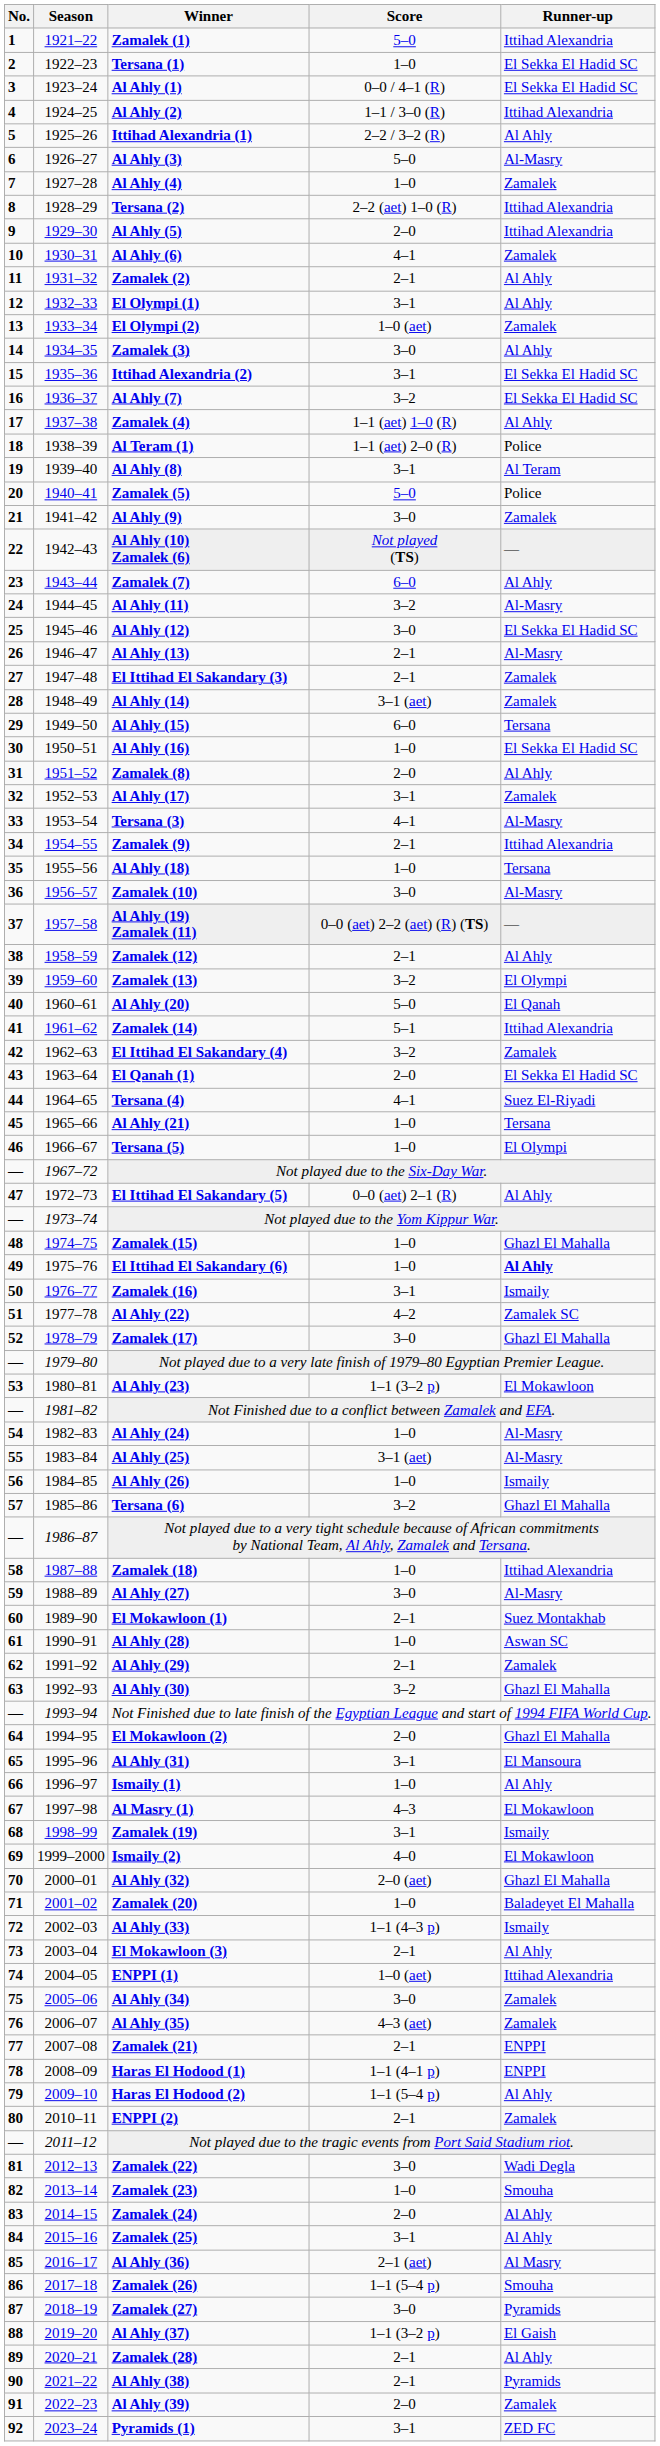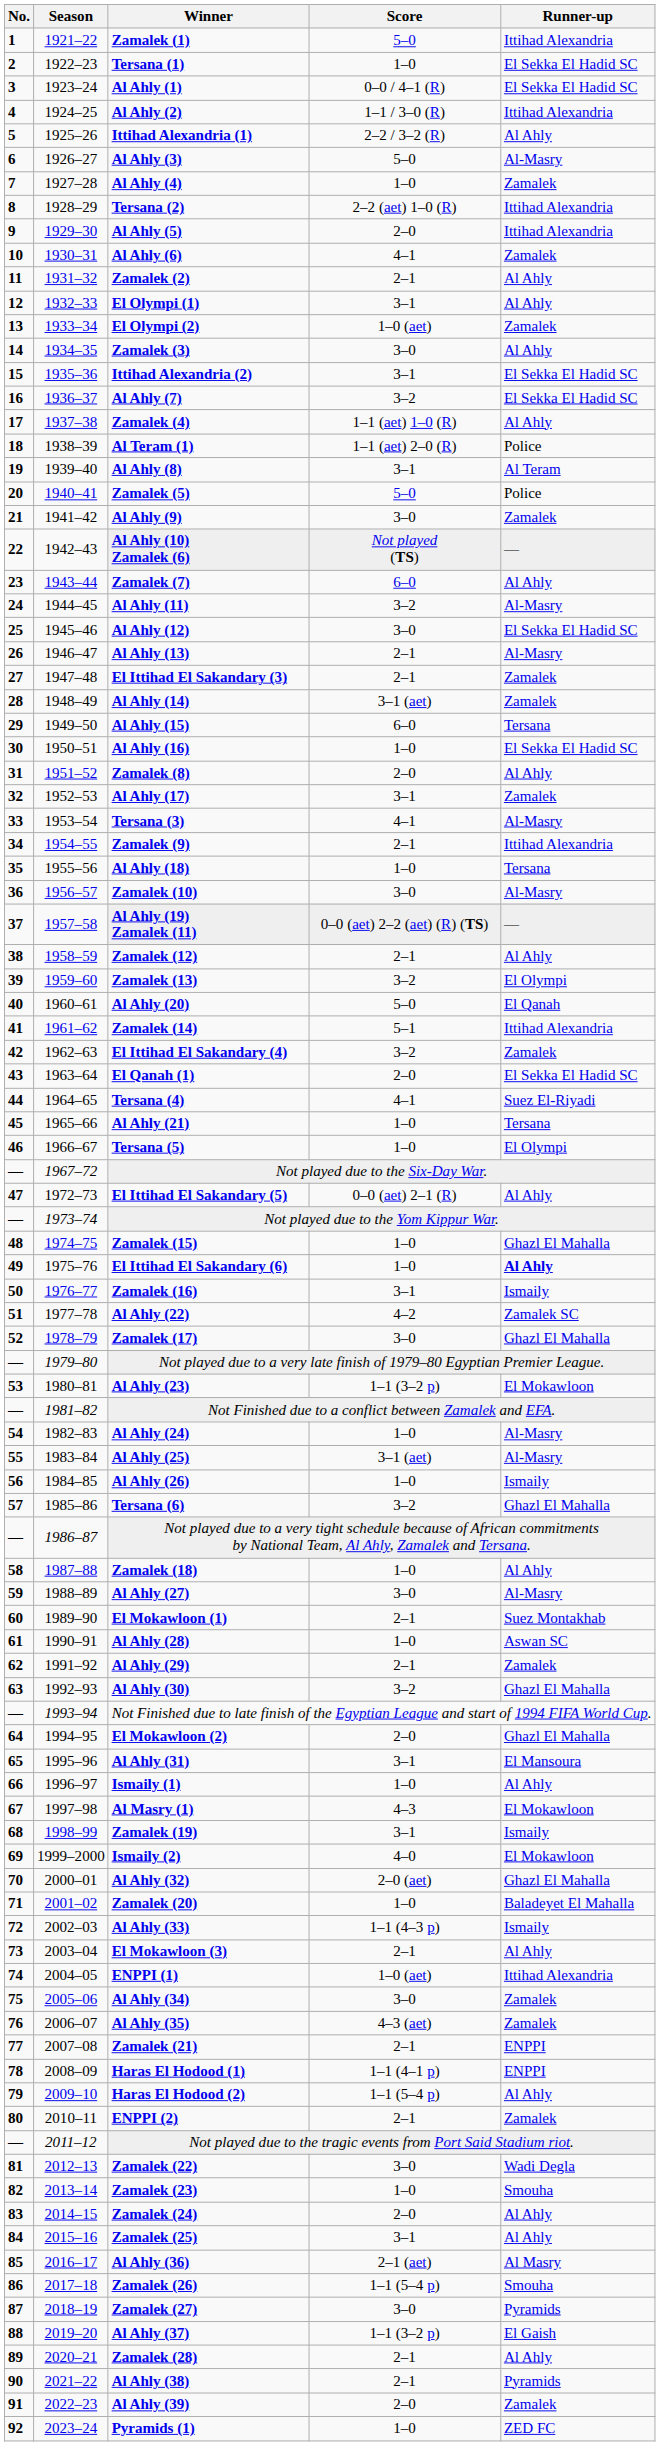(558, 1569) Ittihad Alexandria -> (528, 1569) Al Ahly
(405, 2428) 3–1 -> (405, 2428) 1–0
